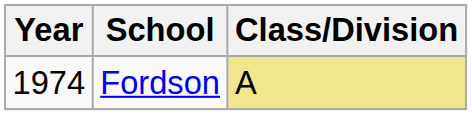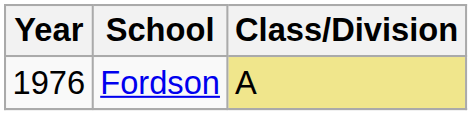(49, 82) 1974 -> (49, 82) 1976
